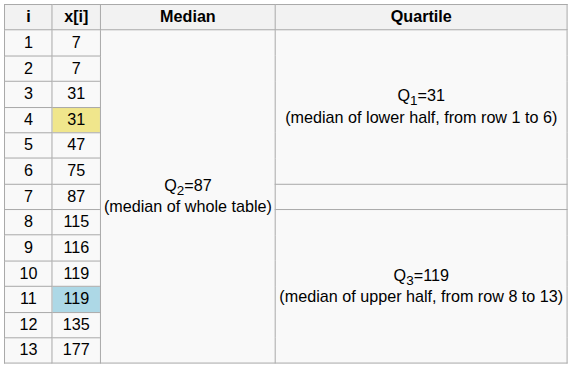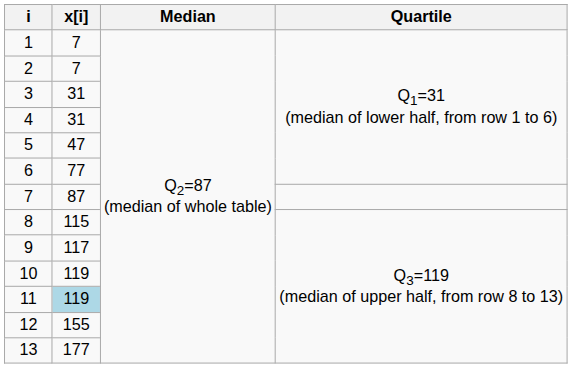(76, 119) khaki background -> (76, 119) no background
(76, 171) 75 -> (76, 171) 77
(76, 247) 116 -> (76, 247) 117
(76, 324) 135 -> (76, 324) 155
